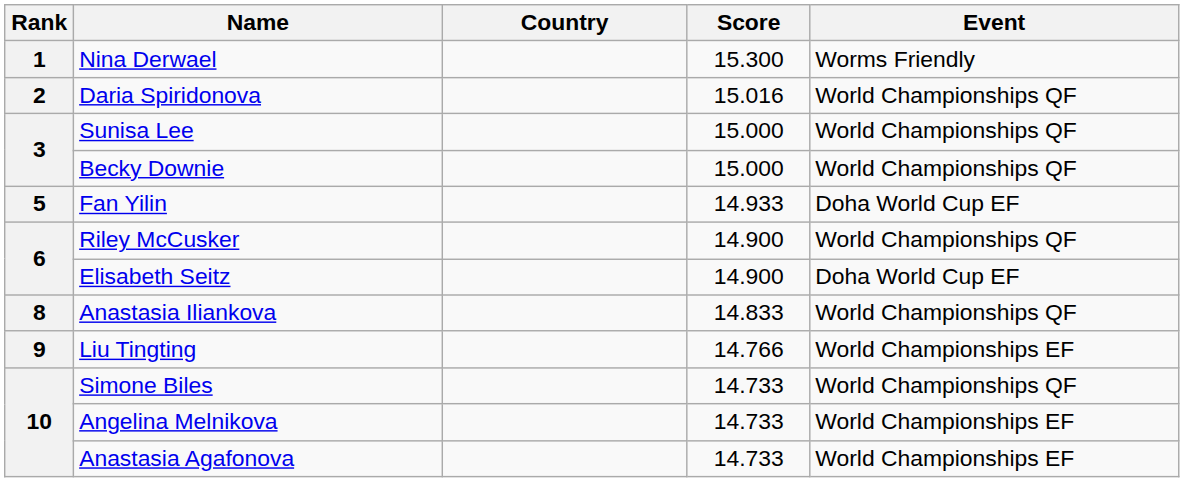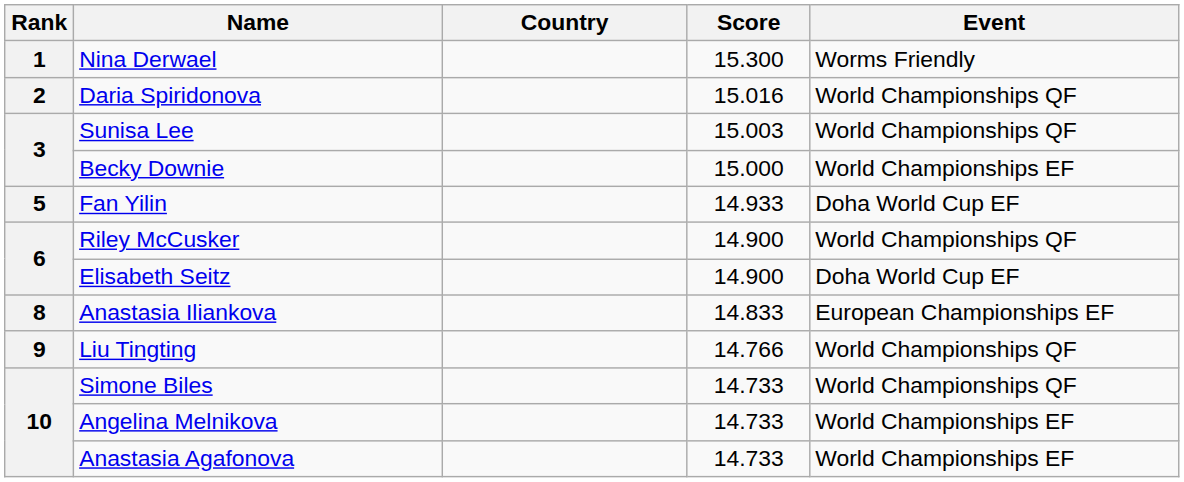(749, 131) 15.000 -> (749, 131) 15.003
(946, 167) World Championships QF -> (945, 167) World Championships EF
(946, 312) World Championships QF -> (965, 312) European Championships EF
(945, 349) World Championships EF -> (946, 349) World Championships QF
